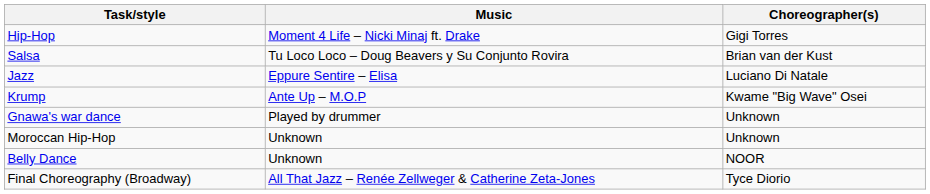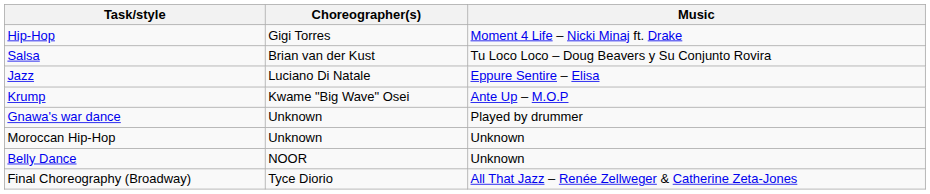columns swapped: (494, 14) <-> (824, 14)
